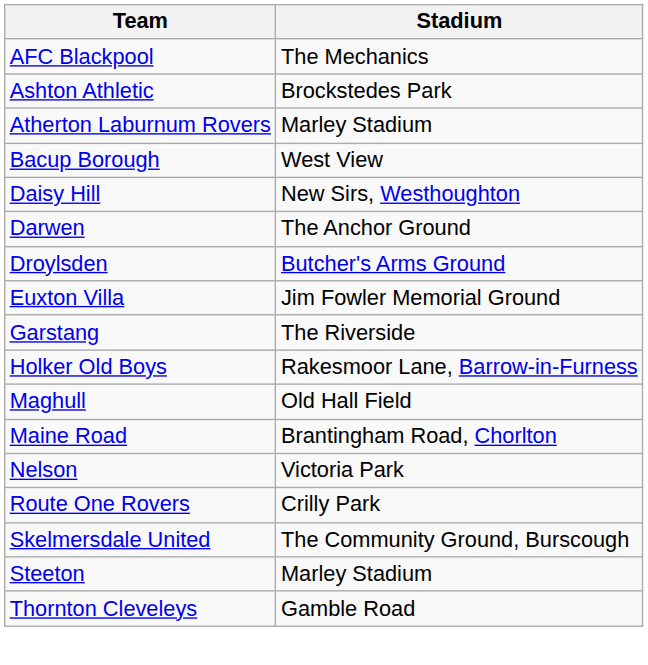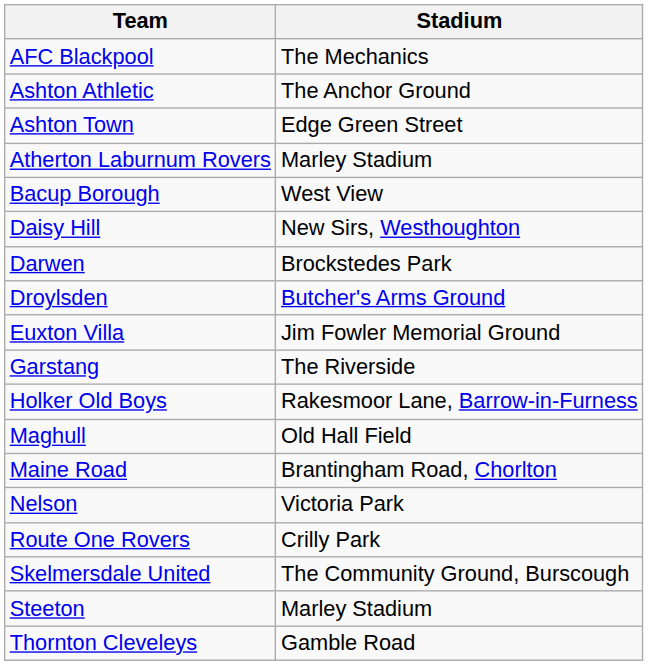(366, 90) Brockstedes Park -> (376, 90) The Anchor Ground
+ row: (72, 125)
(376, 228) The Anchor Ground -> (366, 263) Brockstedes Park
